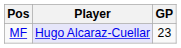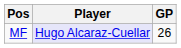(164, 33) 23 -> (164, 33) 26
